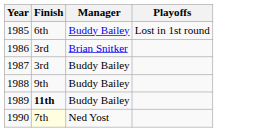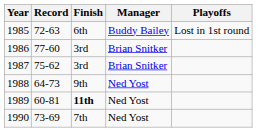+ column: (51, 13)
(99, 65) Buddy Bailey -> (138, 65) Brian Snitker
(99, 83) Buddy Bailey -> (128, 83) Ned Yost
(99, 100) Buddy Bailey -> (128, 100) Ned Yost
(41, 118) lightyellow background -> (81, 118) no background
